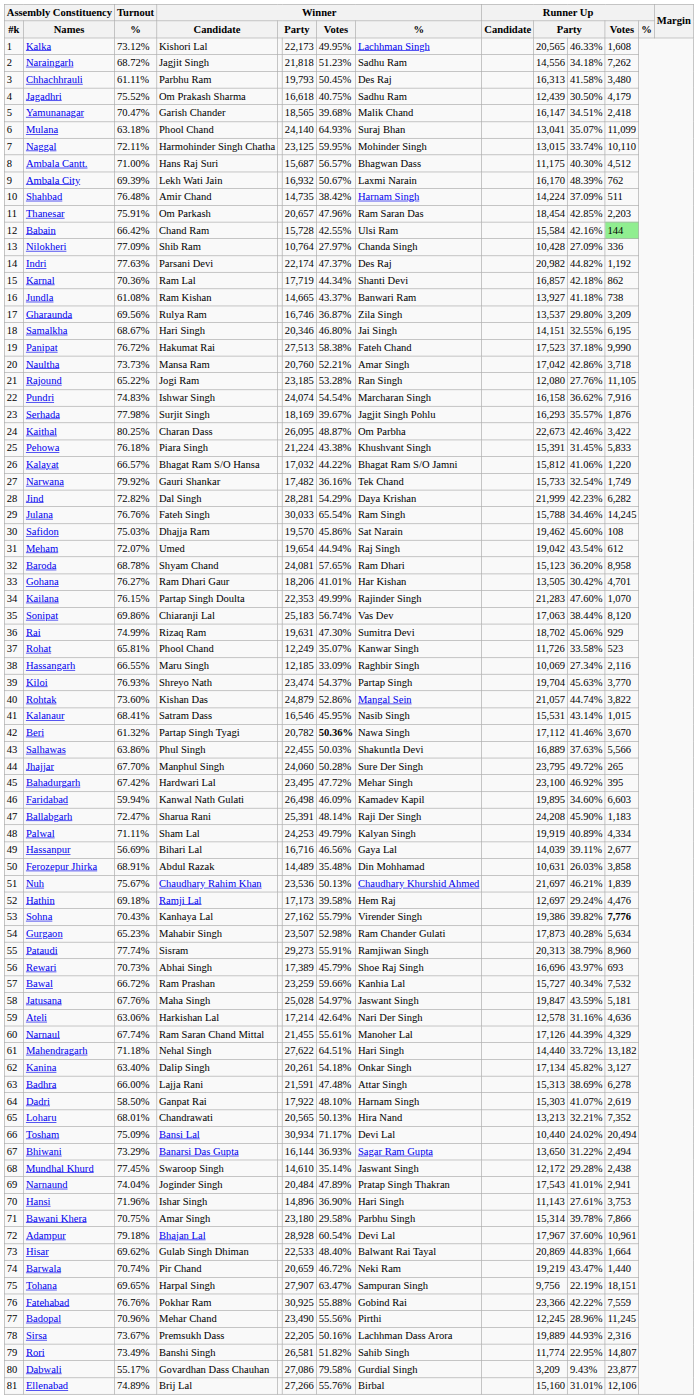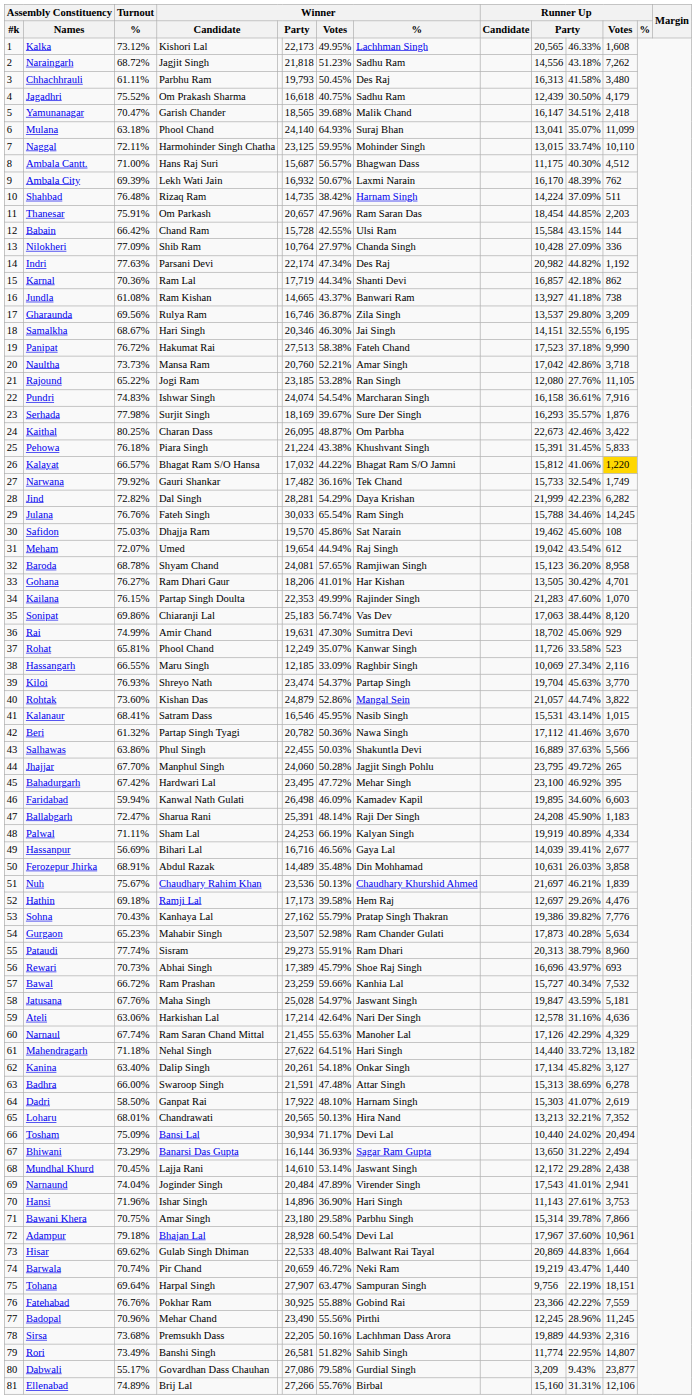(586, 63) 34.18% -> (584, 63) 43.18%
(185, 197) Amir Chand -> (183, 197) Rizaq Ram
(586, 213) 42.85% -> (584, 213) 44.85%
(586, 230) 42.16% -> (584, 230) 43.15%
(615, 230) lightgreen background -> (614, 230) no background
(335, 264) 47.37% -> (335, 264) 47.34%
(335, 331) 46.80% -> (335, 331) 46.30%
(586, 398) 36.62% -> (584, 398) 36.61%
(397, 414) Jagjit Singh Pohlu -> (389, 414) Sure Der Singh
(619, 465) no background -> (618, 465) gold background
(381, 565) Ram Dhari -> (392, 565) Ramjiwan Singh
(183, 632) Rizaq Ram -> (185, 632) Amir Chand
(336, 733) bold -> (335, 733) normal
(391, 766) Sure Der Singh -> (395, 766) Jagjit Singh Pohlu
(335, 833) 49.79% -> (335, 833) 66.19%
(586, 850) 39.11% -> (584, 850) 39.41%
(586, 900) 29.24% -> (584, 900) 29.26%
(390, 917) Virender Singh -> (402, 917) Pratap Singh Thakran
(619, 917) bold -> (618, 917) normal
(393, 950) Ramjiwan Singh -> (380, 950) Ram Dhari
(335, 1034) 55.61% -> (335, 1034) 55.63%
(586, 1034) 44.39% -> (584, 1034) 42.29%
(181, 1084) Lajja Rani -> (191, 1084) Swaroop Singh
(133, 1168) 77.45% -> (133, 1168) 70.45%
(191, 1168) Swaroop Singh -> (181, 1168) Lajja Rani
(335, 1168) 35.14% -> (335, 1168) 53.14%
(404, 1185) Pratap Singh Thakran -> (388, 1185) Virender Singh
(133, 1285) 69.65% -> (133, 1285) 69.64%
(133, 1335) 73.67% -> (133, 1335) 73.68%
(586, 1386) 31.01% -> (584, 1386) 31.31%
